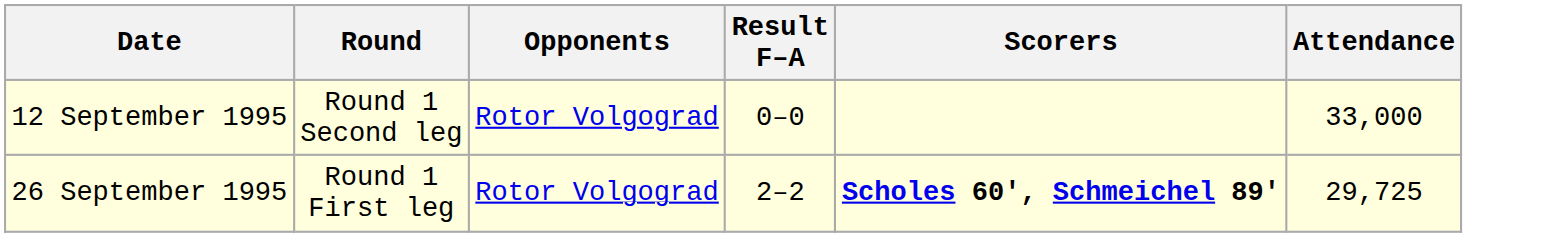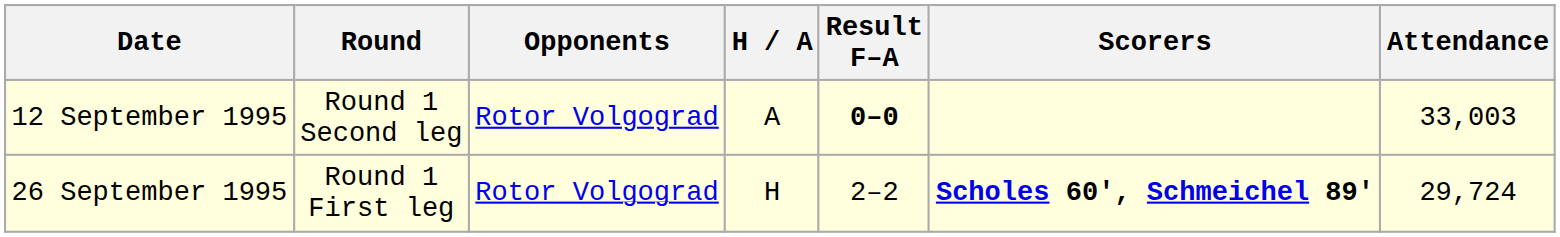+ column: (772, 43)
(780, 118) normal -> (874, 118) bold
(1374, 118) 33,000 -> (1468, 118) 33,003
(1374, 193) 29,725 -> (1468, 193) 29,724
